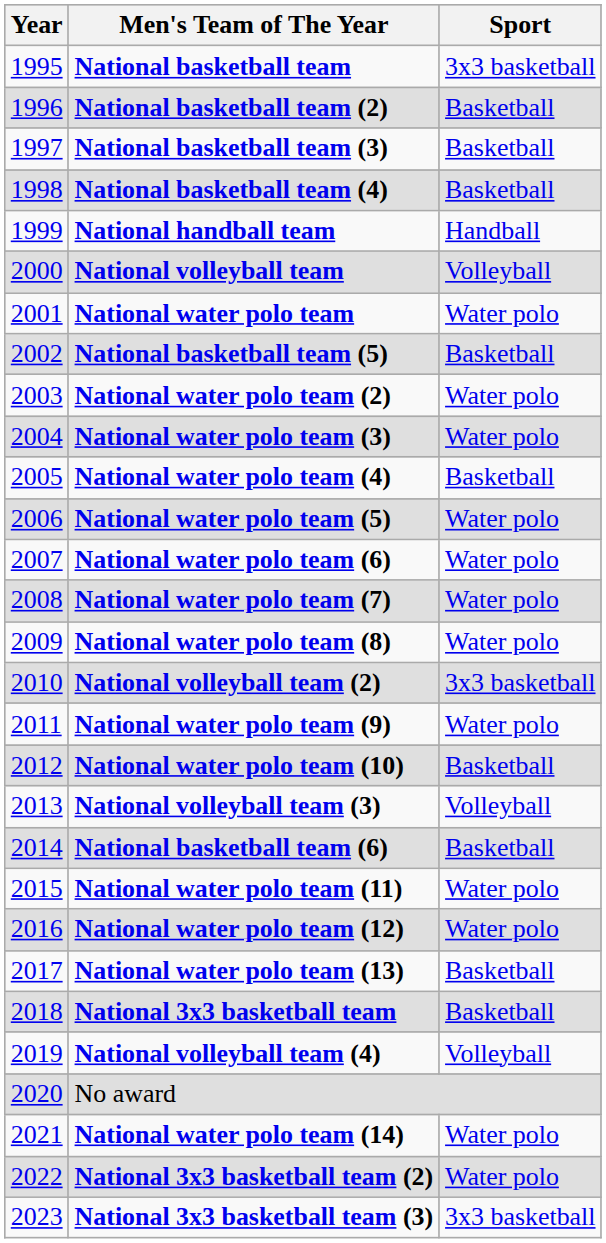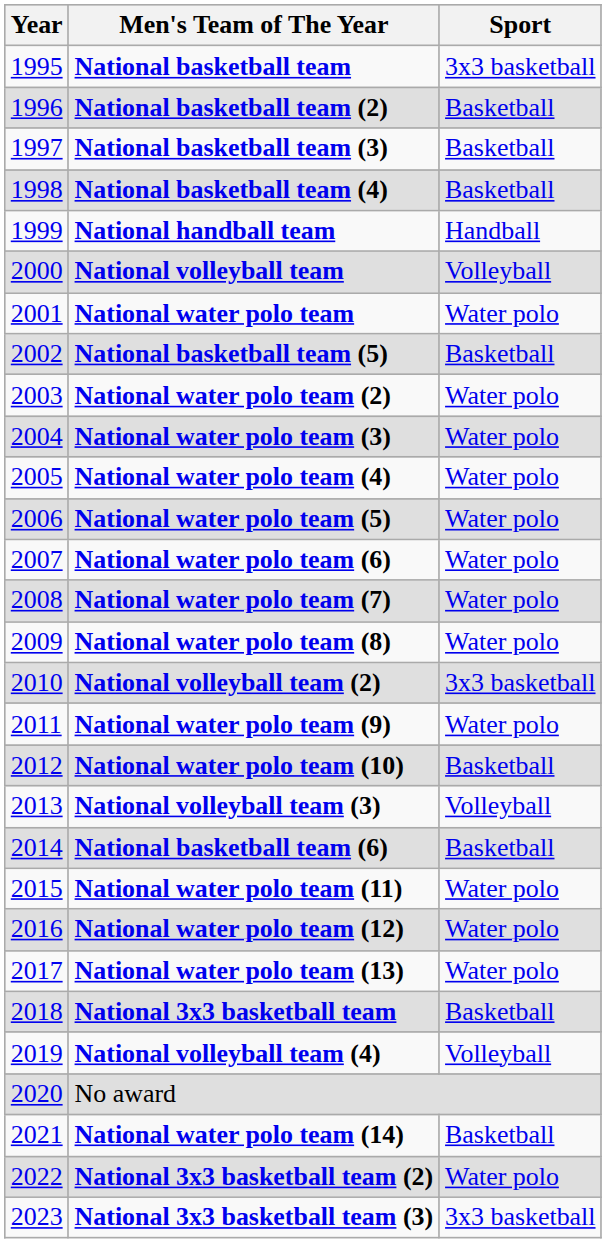(500, 477) Basketball -> (502, 477) Water polo
(500, 970) Basketball -> (502, 970) Water polo
(502, 1134) Water polo -> (500, 1134) Basketball
